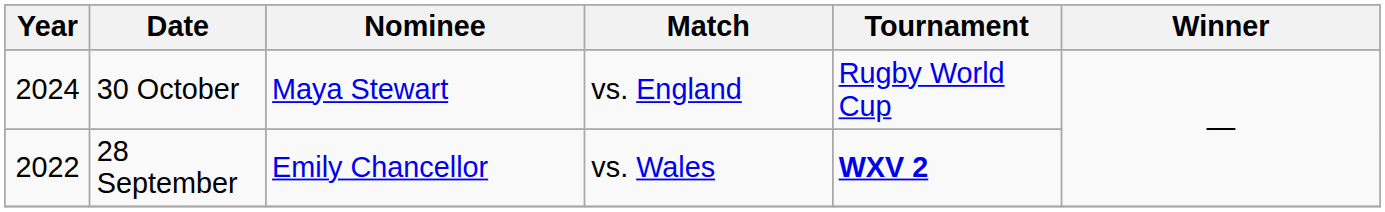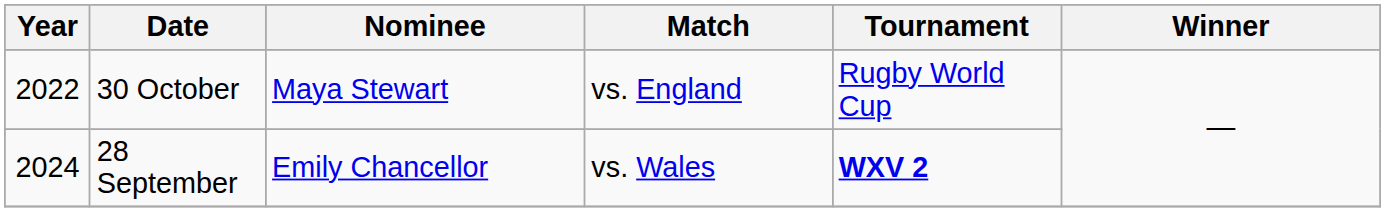(48, 89) 2024 -> (48, 89) 2022
(48, 167) 2022 -> (48, 167) 2024
